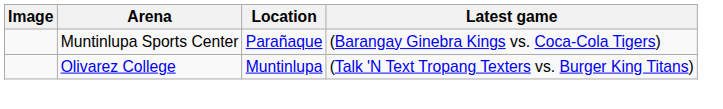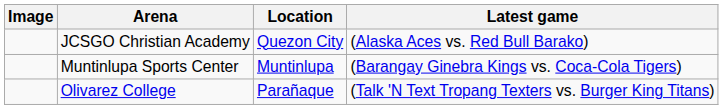+ row: (155, 41)
(284, 41) Parañaque -> (295, 66) Muntinlupa
(284, 66) Muntinlupa -> (295, 91) Parañaque
